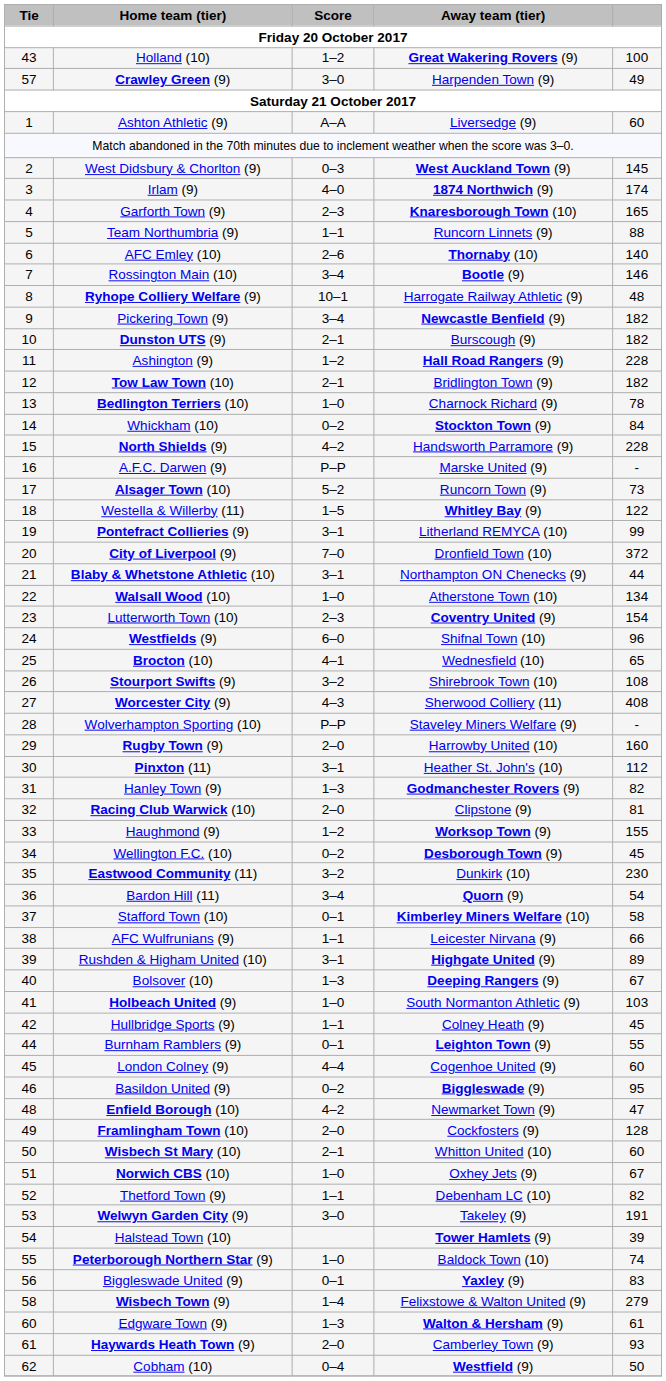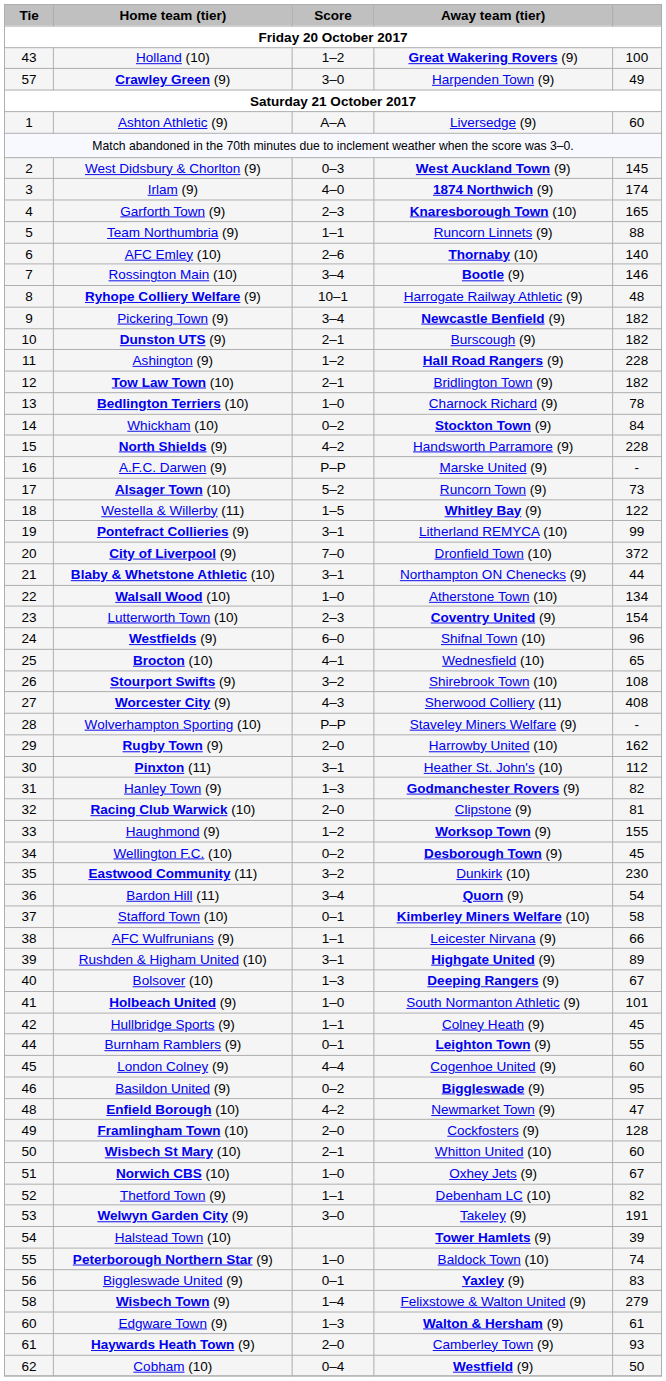(637, 746) 160 -> (637, 746) 162
(637, 1002) 103 -> (637, 1002) 101
